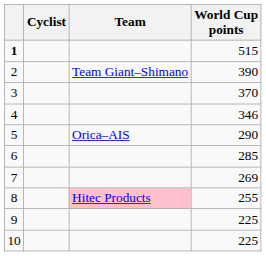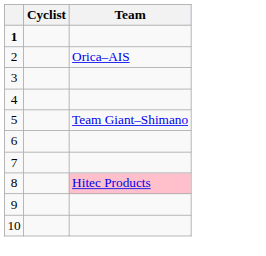- column: (226, 22)
(130, 72) Team Giant–Shimano -> (101, 57) Orica–AIS
(101, 135) Orica–AIS -> (130, 120) Team Giant–Shimano
